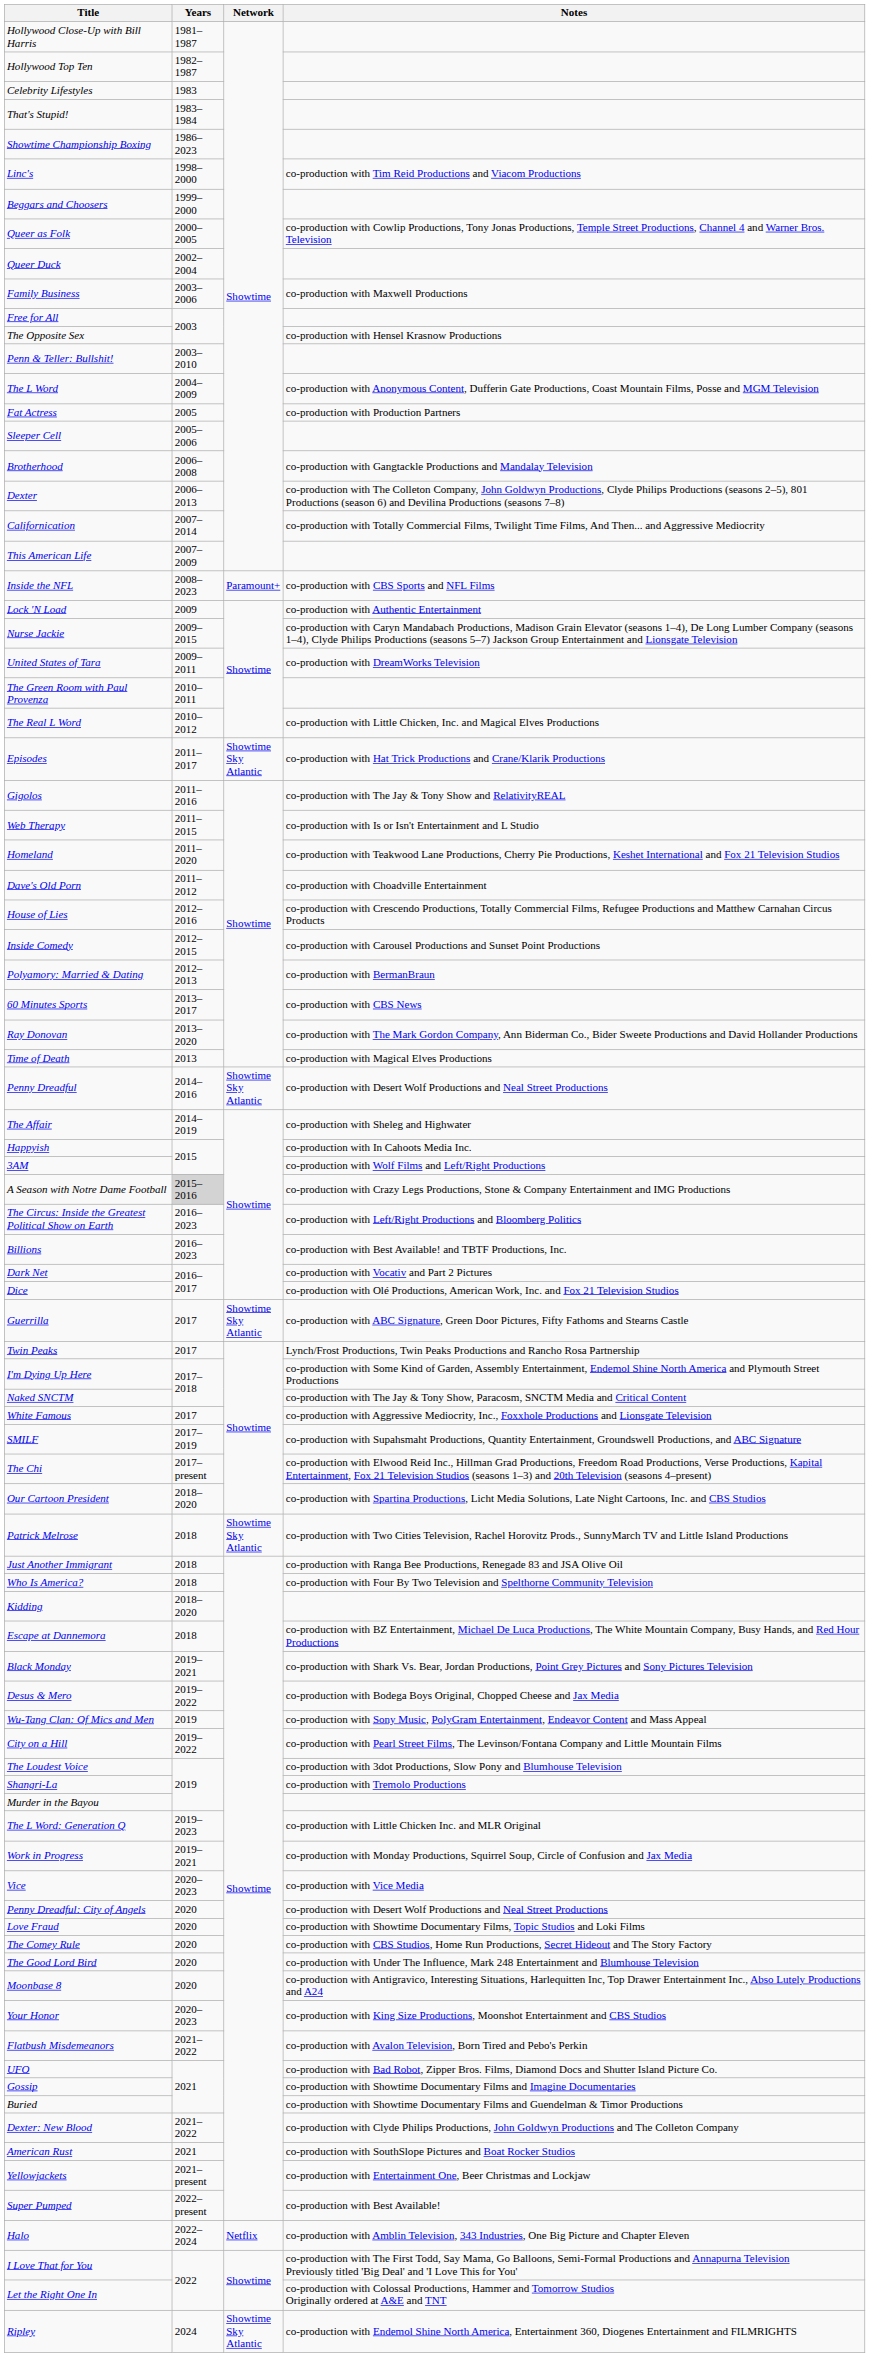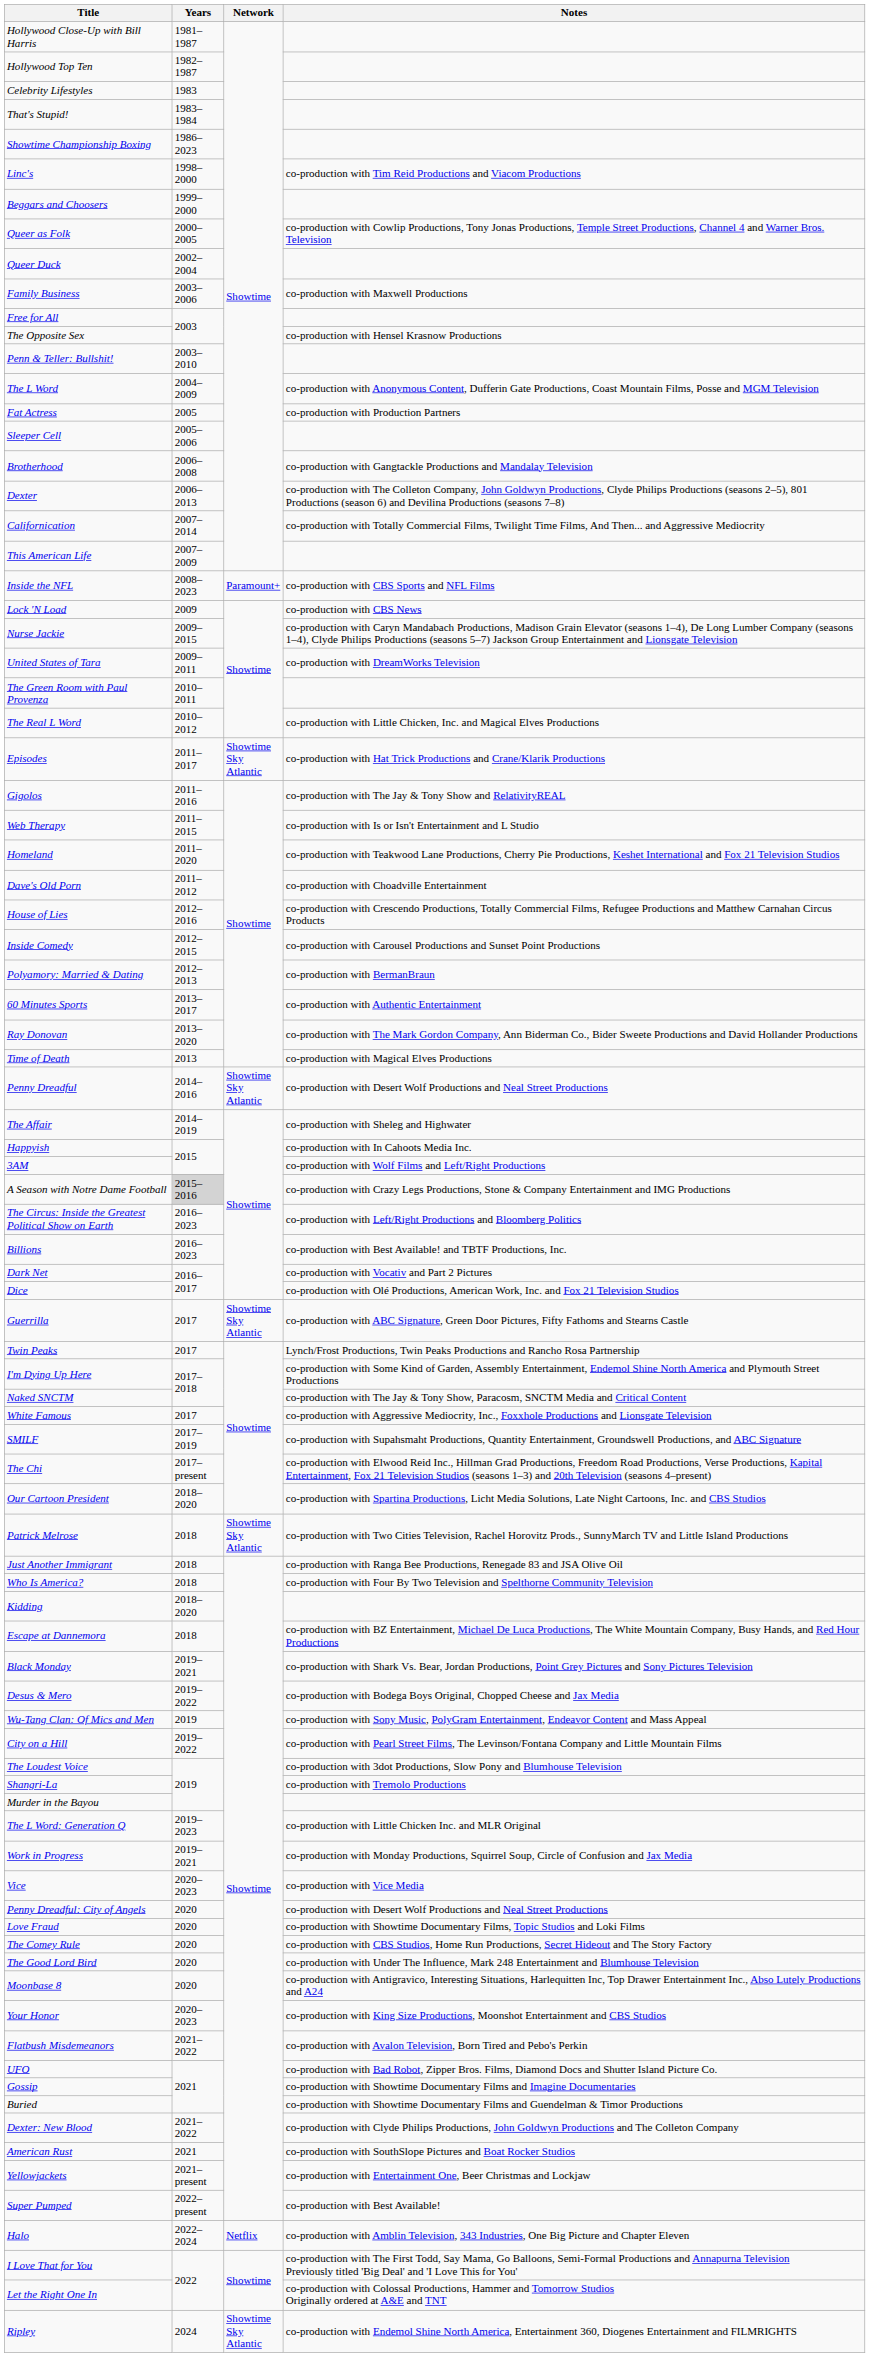(383, 609) co-production with Authentic Entertainment -> (354, 609) co-production with CBS News
(354, 1004) co-production with CBS News -> (383, 1004) co-production with Authentic Entertainment
